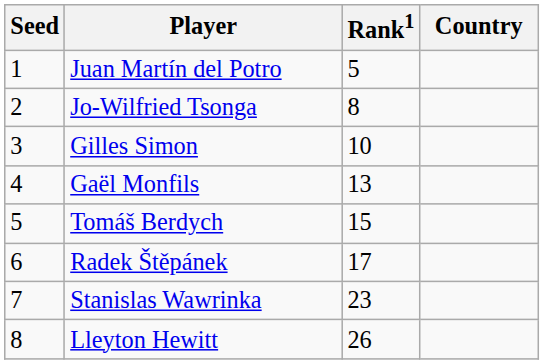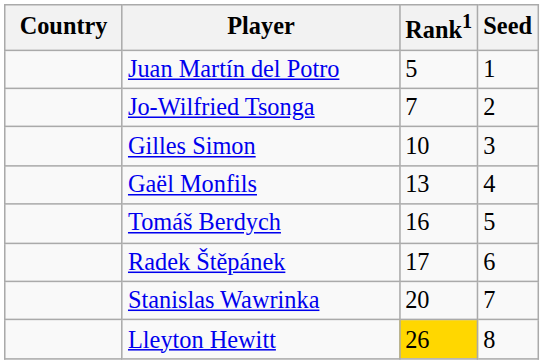columns swapped: (479, 27) <-> (35, 27)
(354, 107) 8 -> (411, 107) 7
(360, 223) 15 -> (417, 223) 16
(360, 300) 23 -> (417, 300) 20
(360, 338) no background -> (417, 338) gold background
